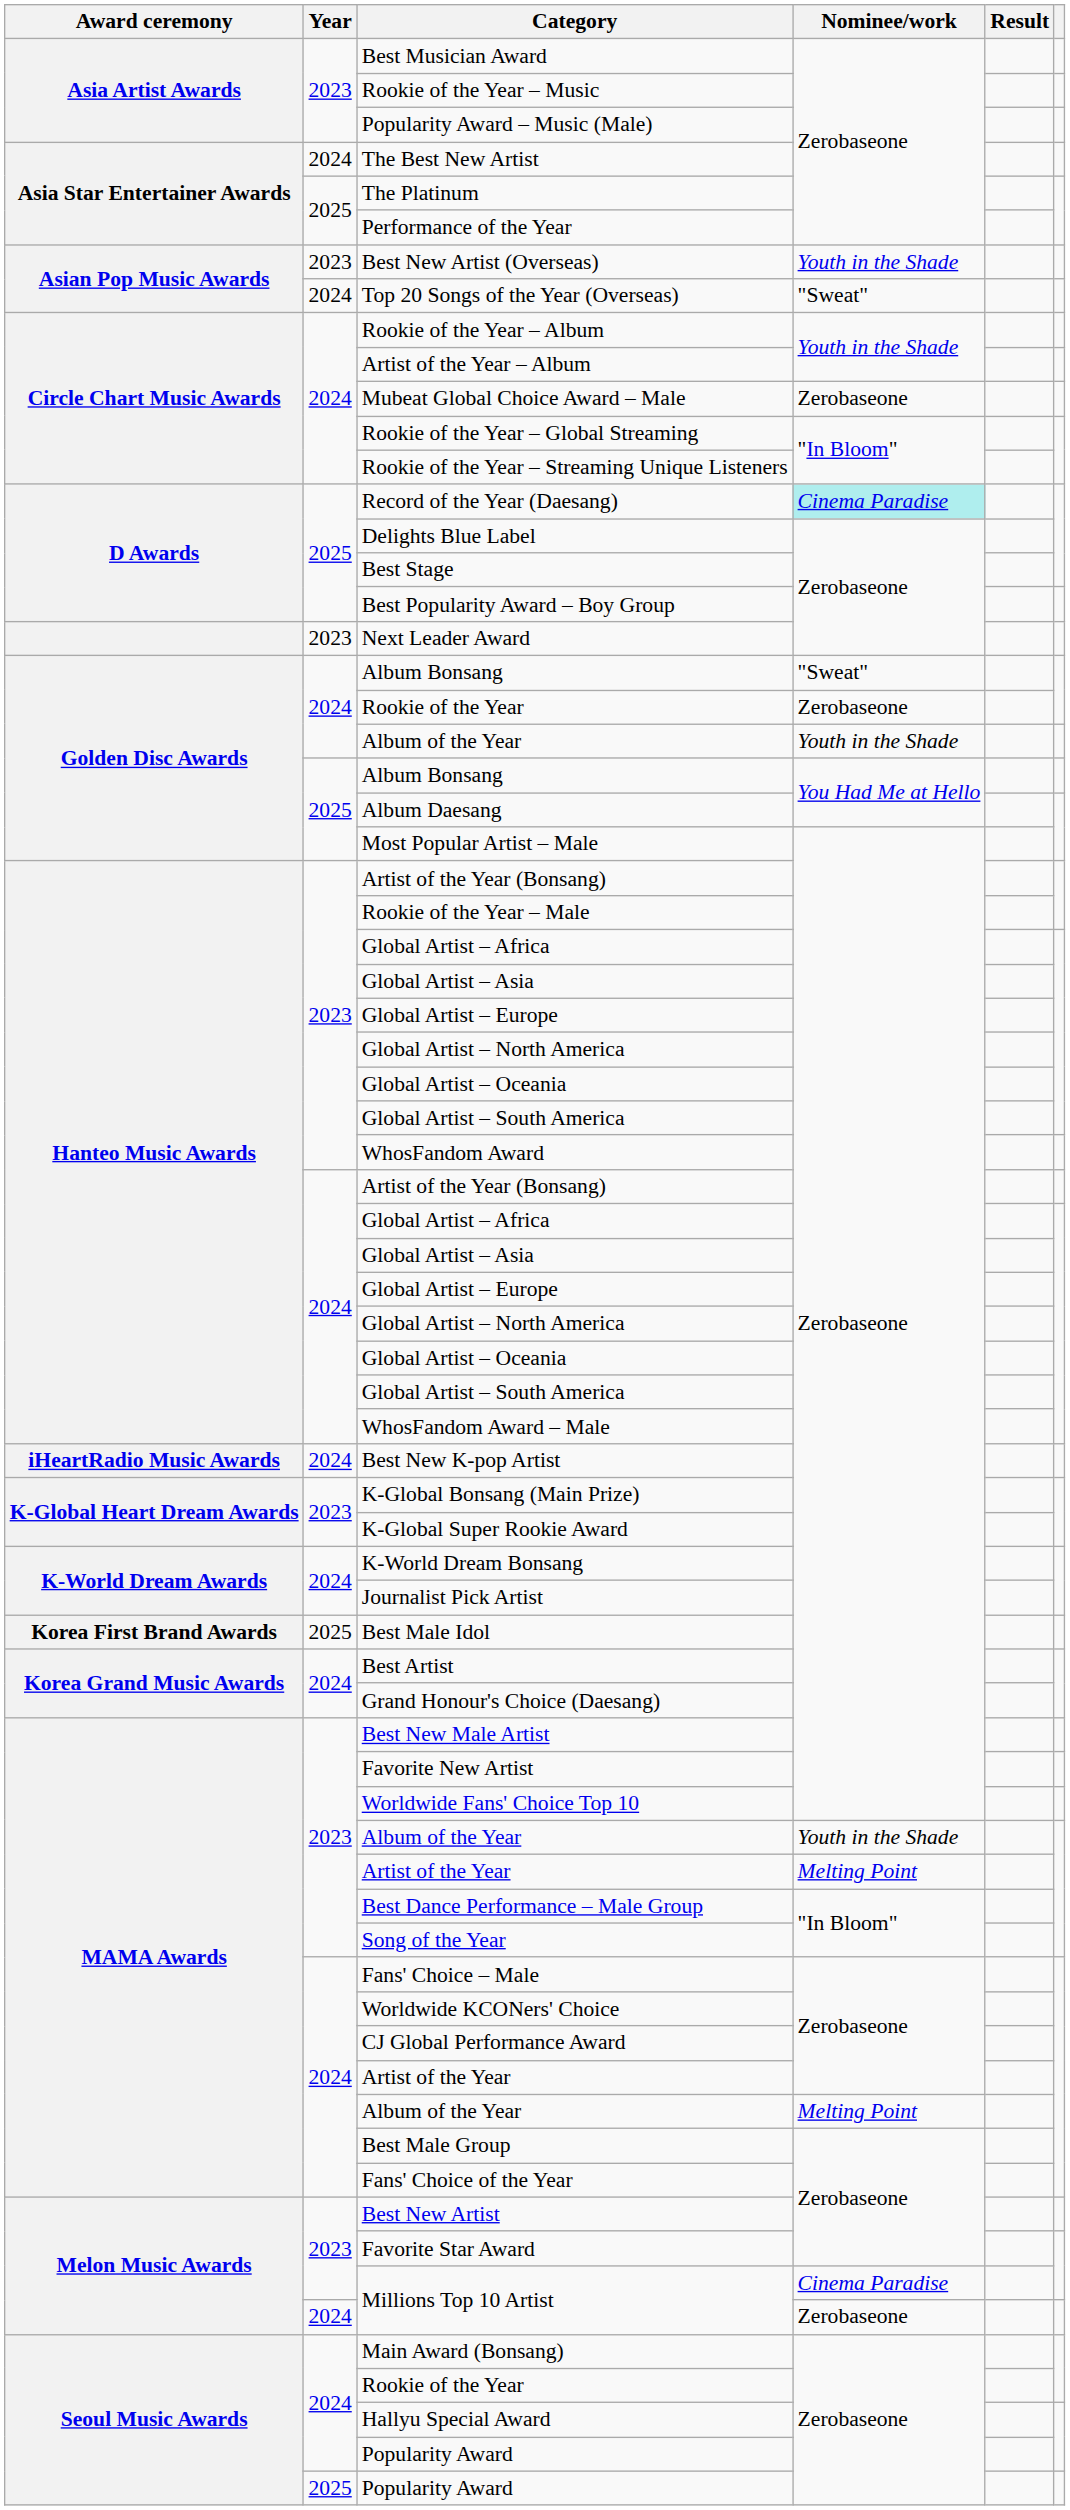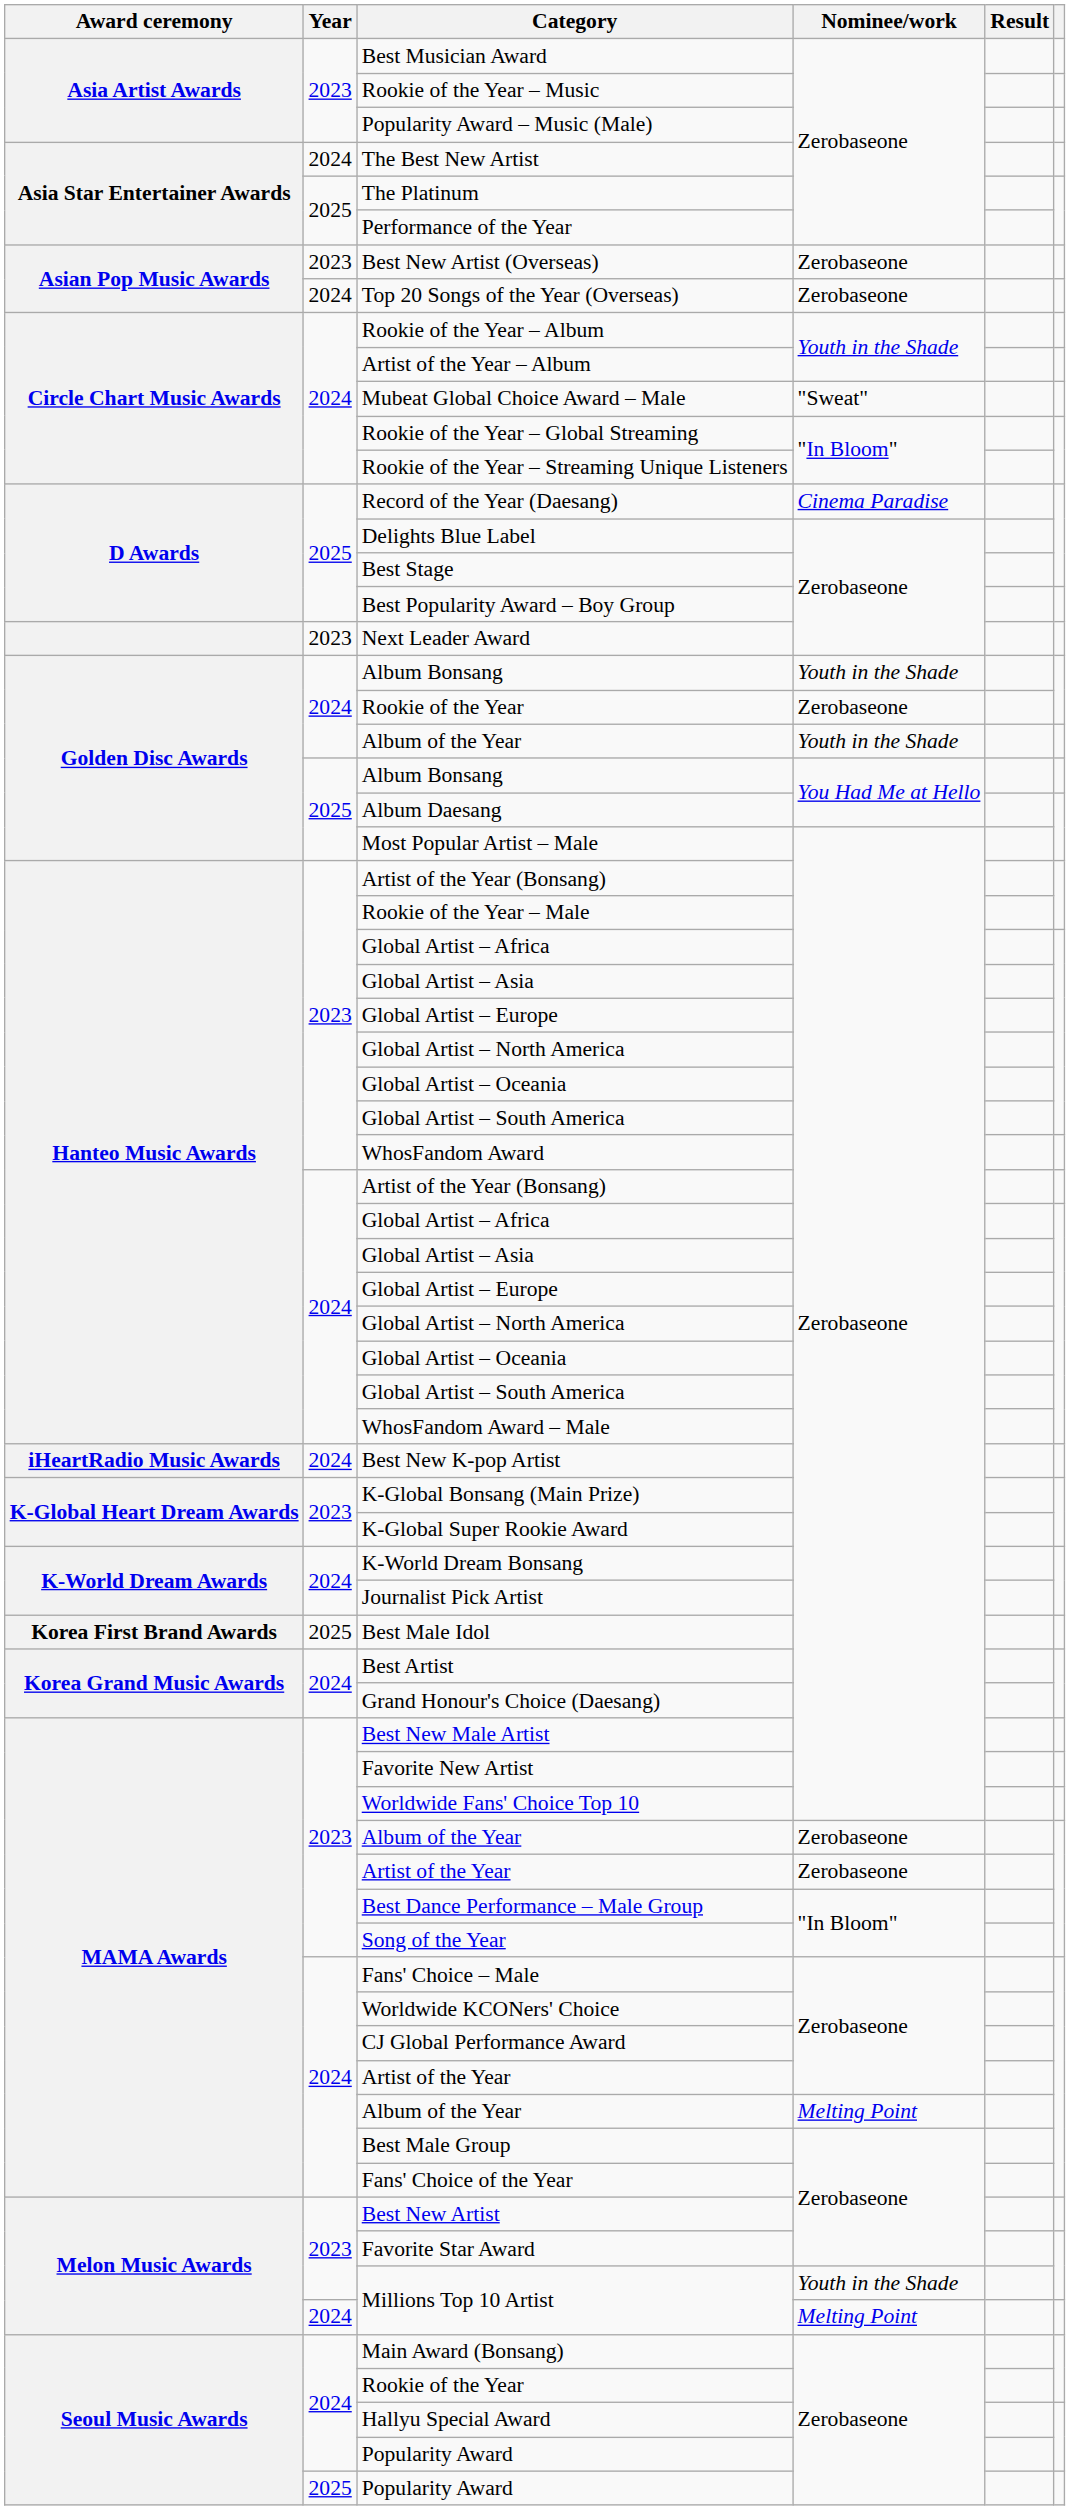(878, 261) Youth in the Shade -> (853, 261) Zerobaseone
(833, 295) "Sweat" -> (853, 295) Zerobaseone
(853, 398) Zerobaseone -> (833, 398) "Sweat"
(873, 501) paleturquoise background -> (873, 501) no background
(833, 672) "Sweat" -> (878, 672) Youth in the Shade
(878, 1837) Youth in the Shade -> (853, 1837) Zerobaseone
(857, 1871) Melting Point -> (853, 1871) Zerobaseone
(873, 2282) Cinema Paradise -> (878, 2282) Youth in the Shade
(853, 2316) Zerobaseone -> (857, 2316) Melting Point
